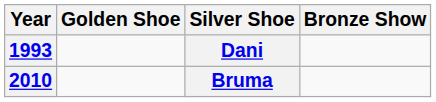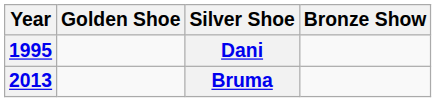(31, 50) 1993 -> (31, 50) 1995
(31, 81) 2010 -> (31, 81) 2013
